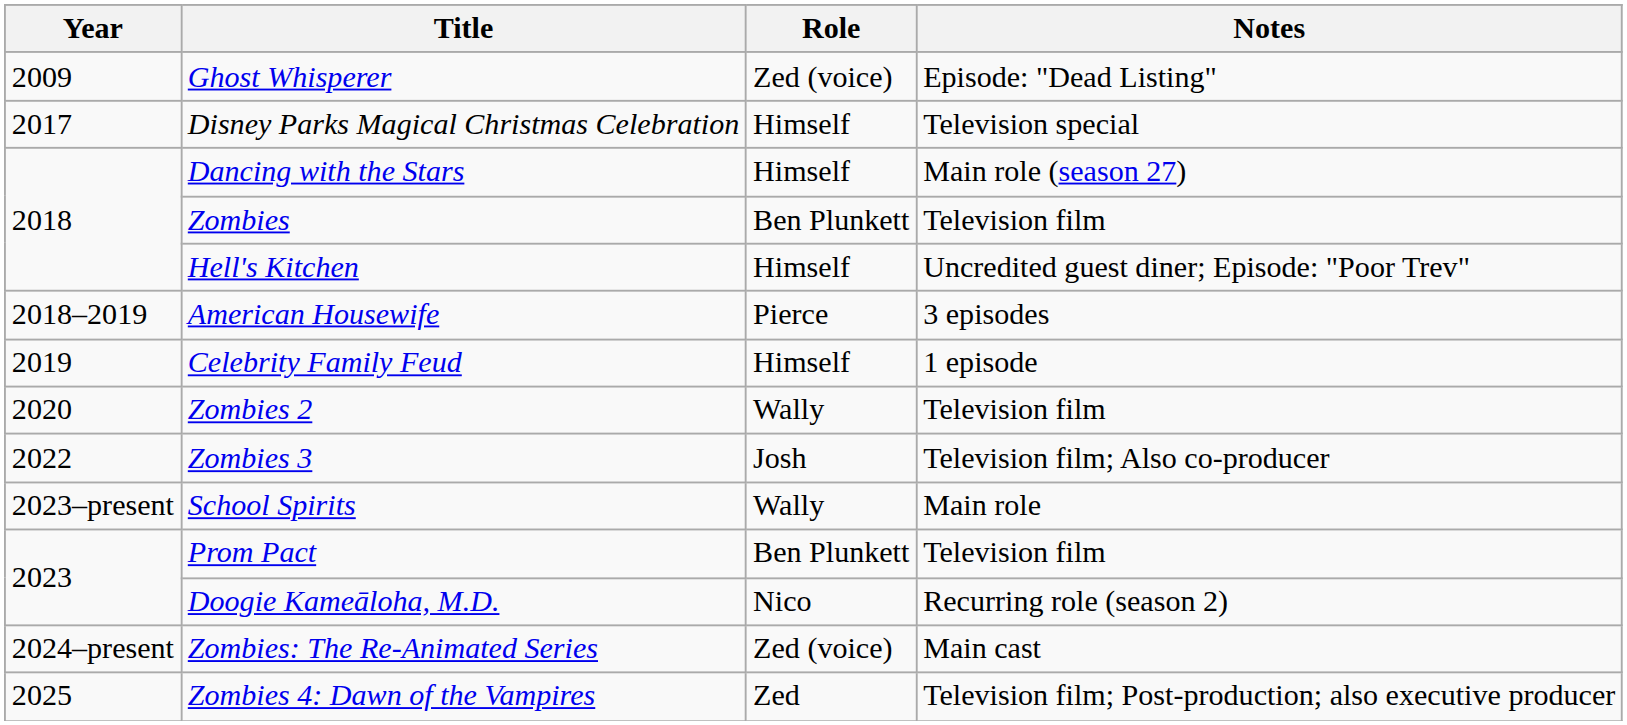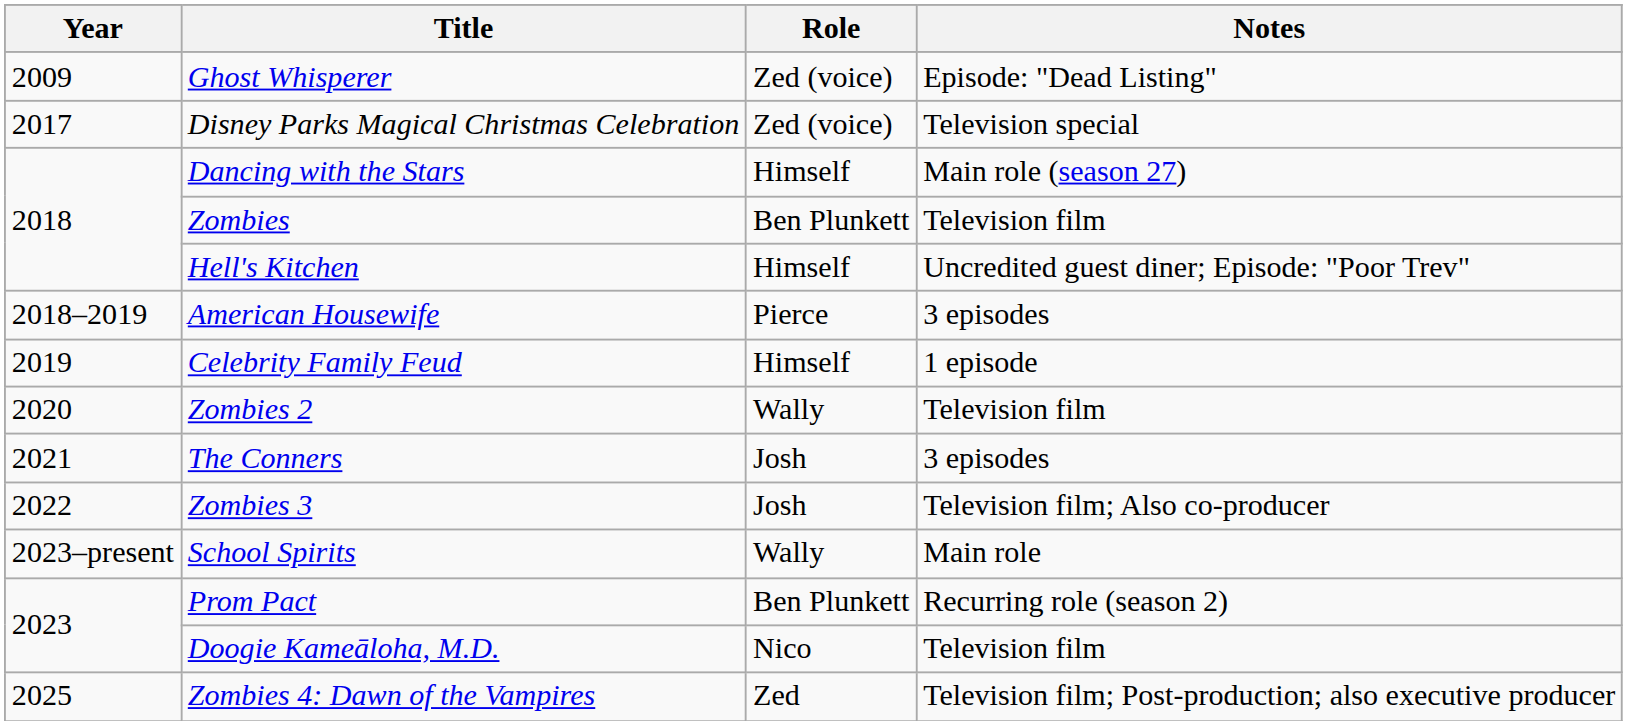(802, 123) Himself -> (823, 123) Zed (voice)
+ row: (265, 457)
(1014, 553) Television film -> (1076, 600) Recurring role (season 2)
(1076, 600) Recurring role (season 2) -> (1014, 648) Television film
- row: (393, 648)
